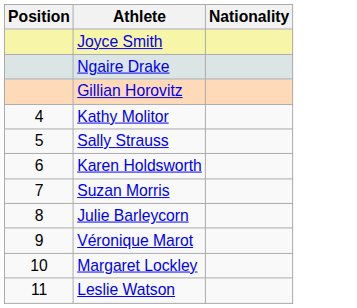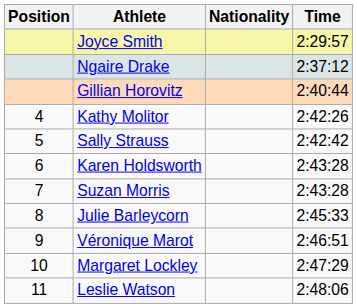+ column: (323, 16)
